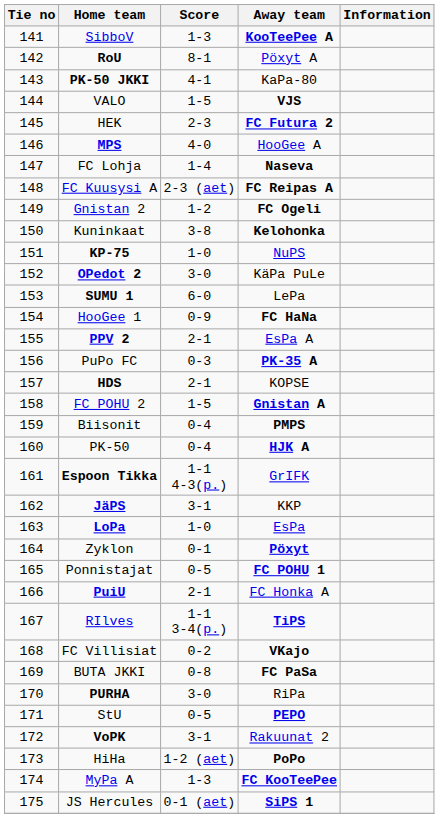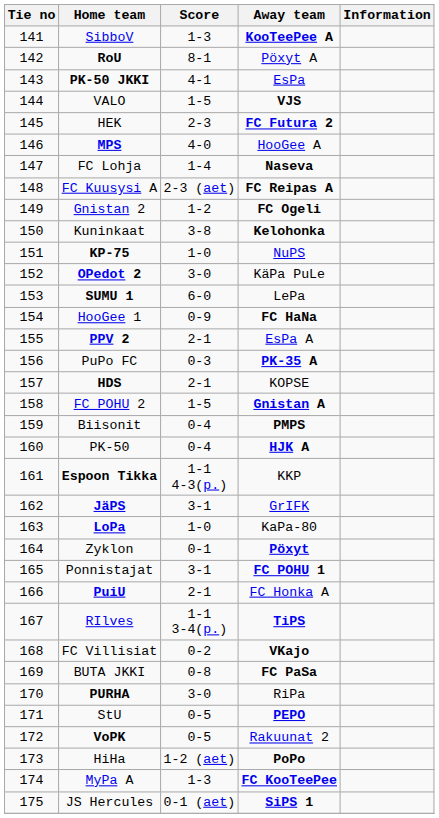(289, 80) KaPa-80 -> (289, 80) EsPa
(289, 477) GrIFK -> (289, 477) KKP
(289, 506) KKP -> (289, 506) GrIFK
(289, 528) EsPa -> (289, 528) KaPa-80
(199, 571) 0-5 -> (199, 571) 3-1
(199, 737) 3-1 -> (199, 737) 0-5
